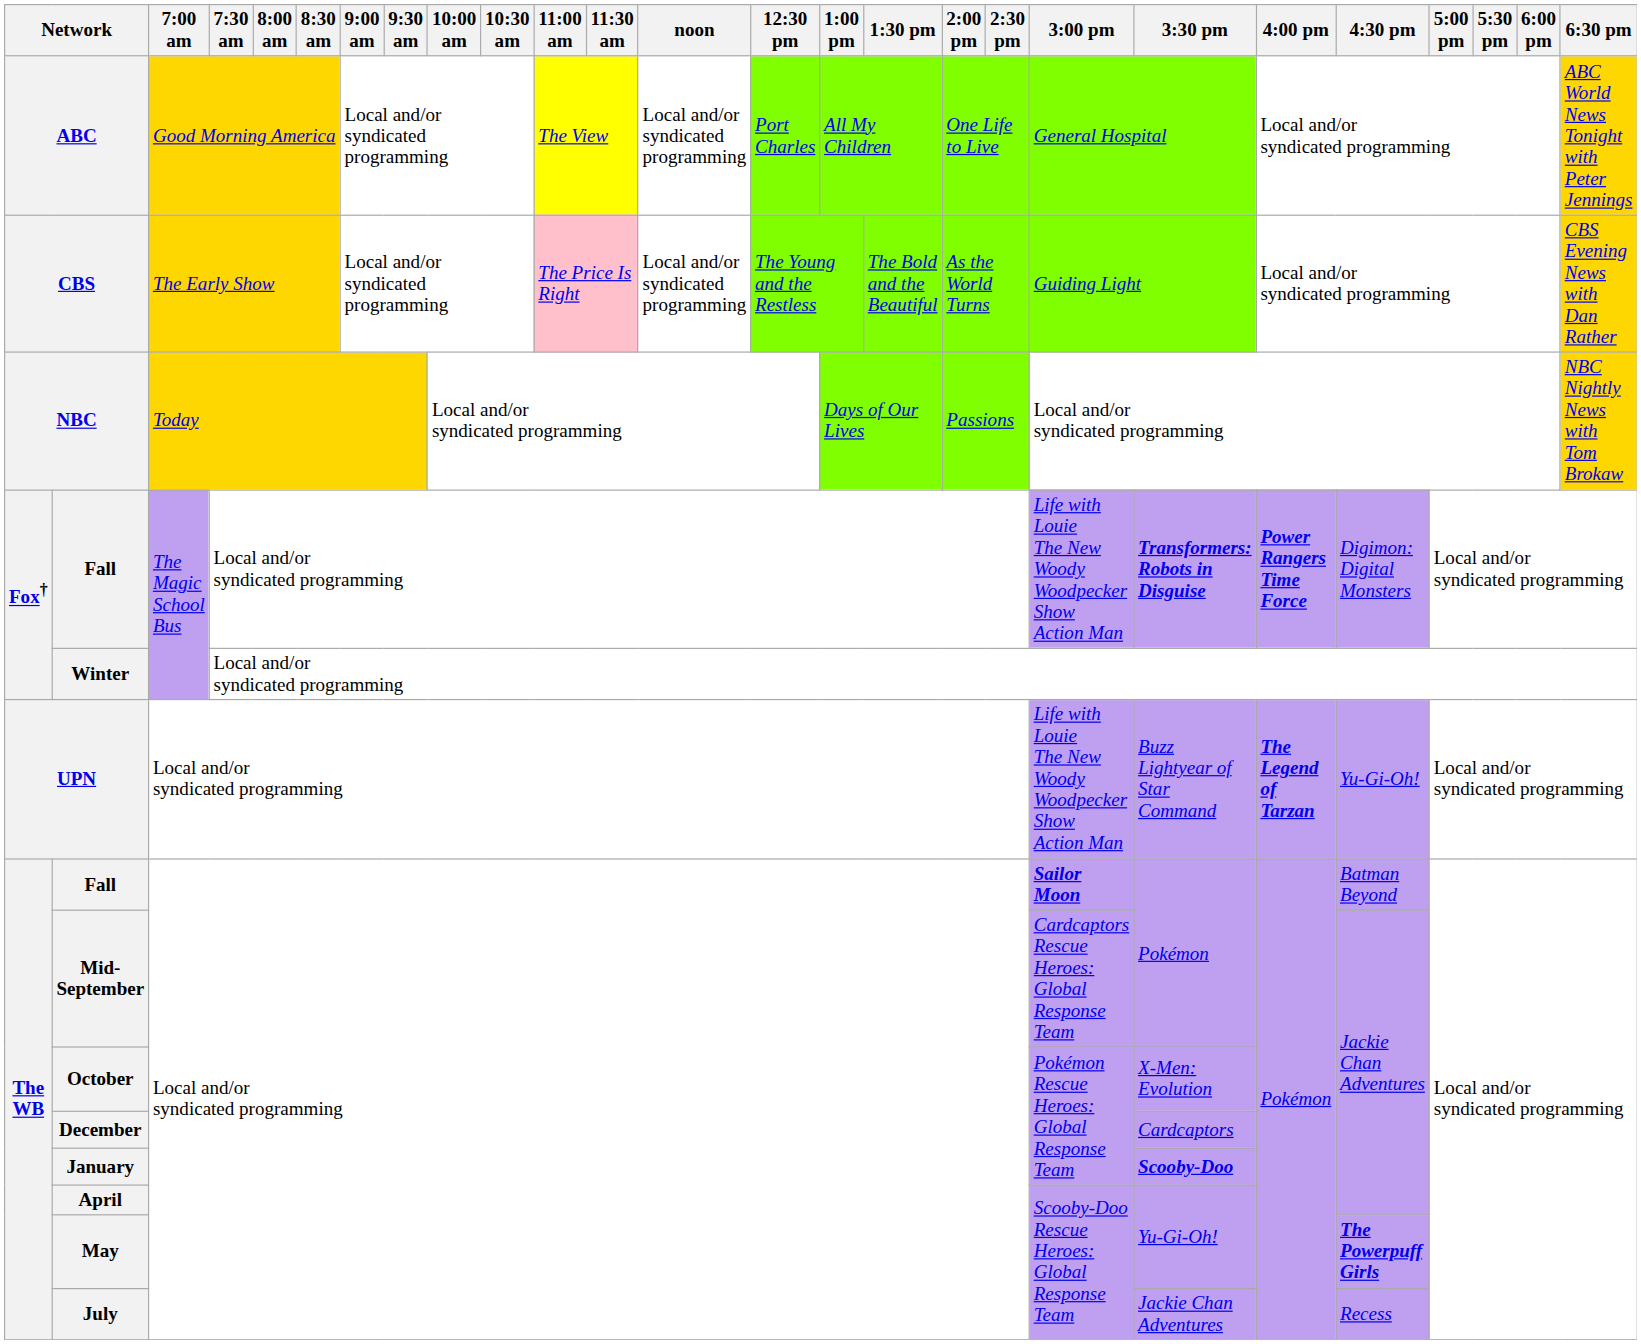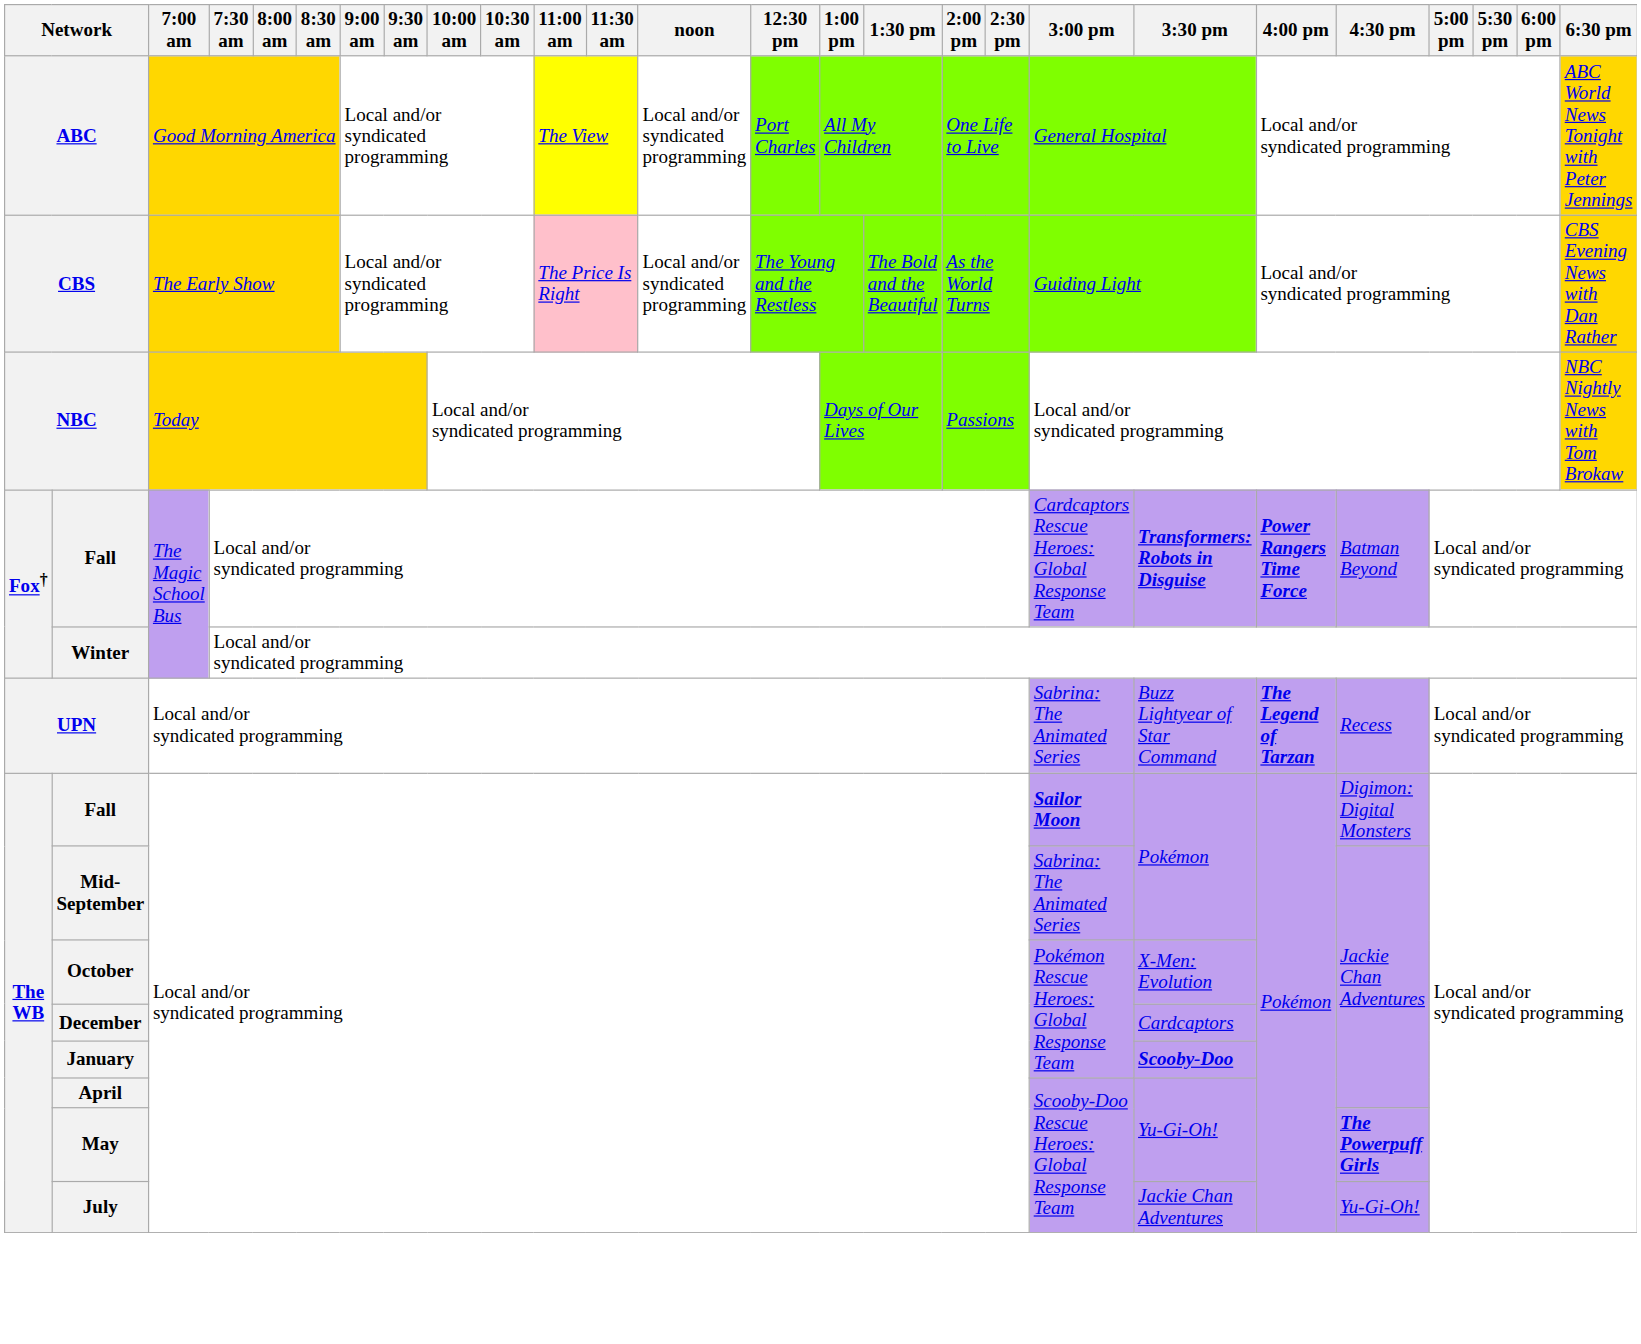(1080, 568) Life with Louie The New Woody Woodpecker Show Action Man -> (1081, 558) Cardcaptors Rescue Heroes: Global Response Team
(1376, 568) Digimon: Digital Monsters -> (1370, 558) Batman Beyond
(1080, 779) Life with Louie The New Woody Woodpecker Show Action Man -> (1070, 725) Sabrina: The Animated Series
(1380, 779) Yu-Gi-Oh! -> (1366, 725) Recess
(1370, 884) Batman Beyond -> (1376, 809) Digimon: Digital Monsters
(1081, 978) Cardcaptors Rescue Heroes: Global Response Team -> (1070, 893) Sabrina: The Animated Series
(1366, 1313) Recess -> (1380, 1206) Yu-Gi-Oh!
